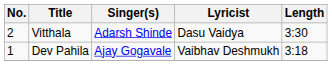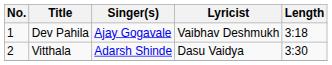rows swapped: (60, 51) <-> (51, 32)
